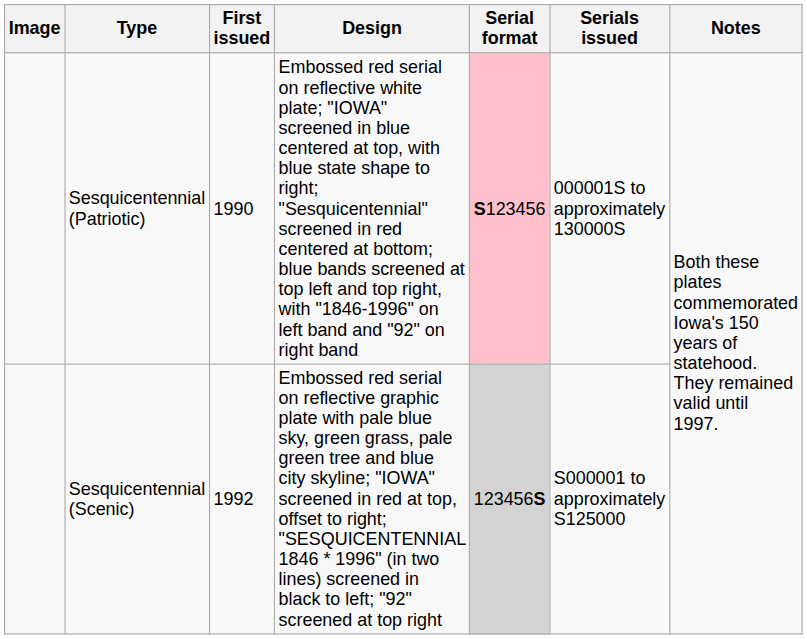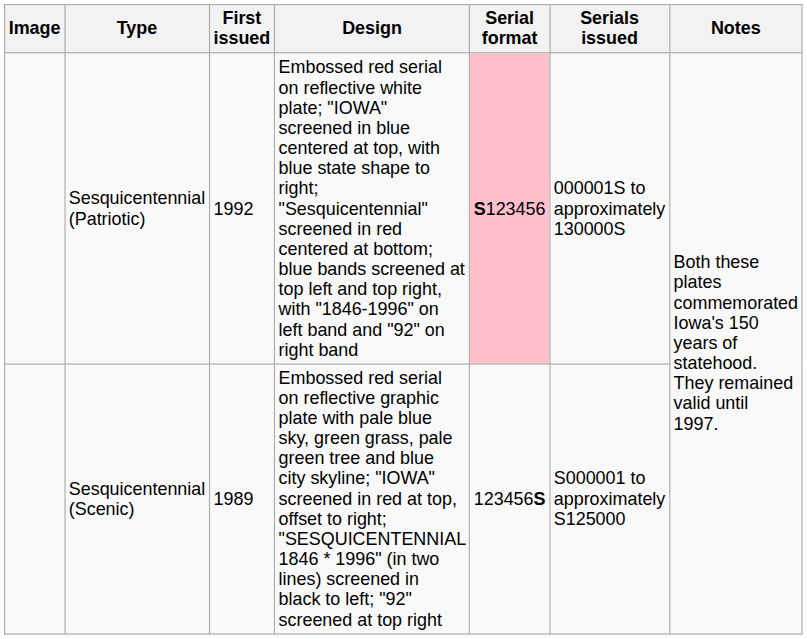(233, 208) 1990 -> (233, 208) 1992
(233, 498) 1992 -> (233, 498) 1989
(510, 498) lightgrey background -> (510, 498) no background
